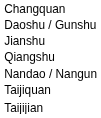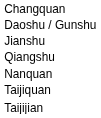+ row: (28, 74)
- row: (51, 74)
